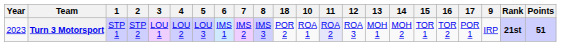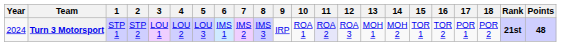columns swapped: (491, 11) <-> (285, 11)
(16, 29) 2023 -> (16, 29) 2024
(541, 29) 51 -> (541, 29) 48
